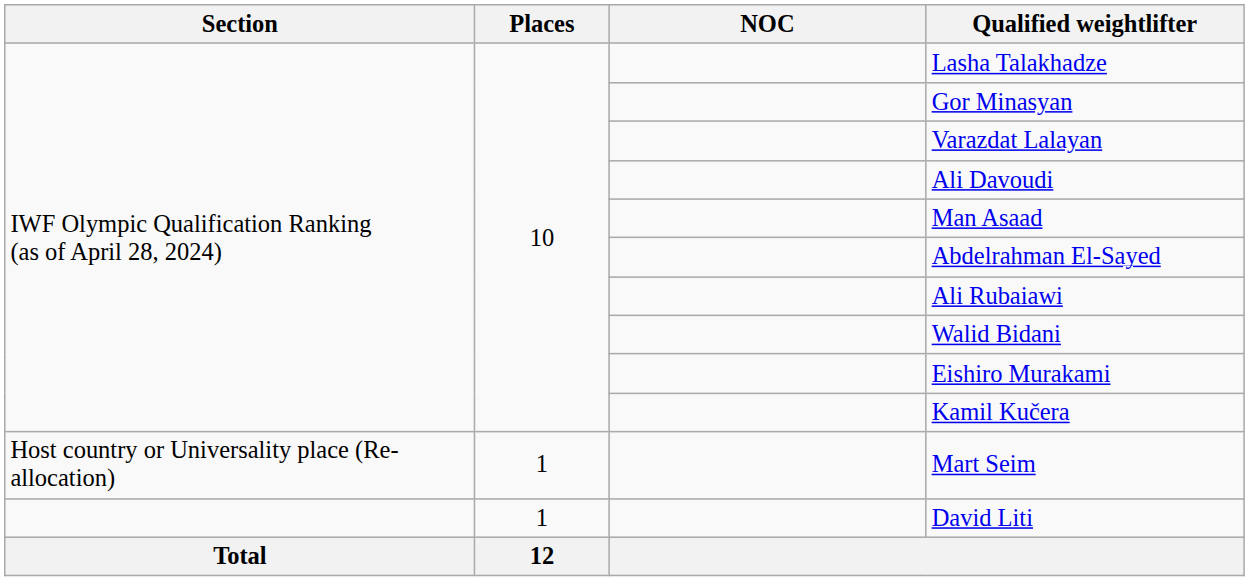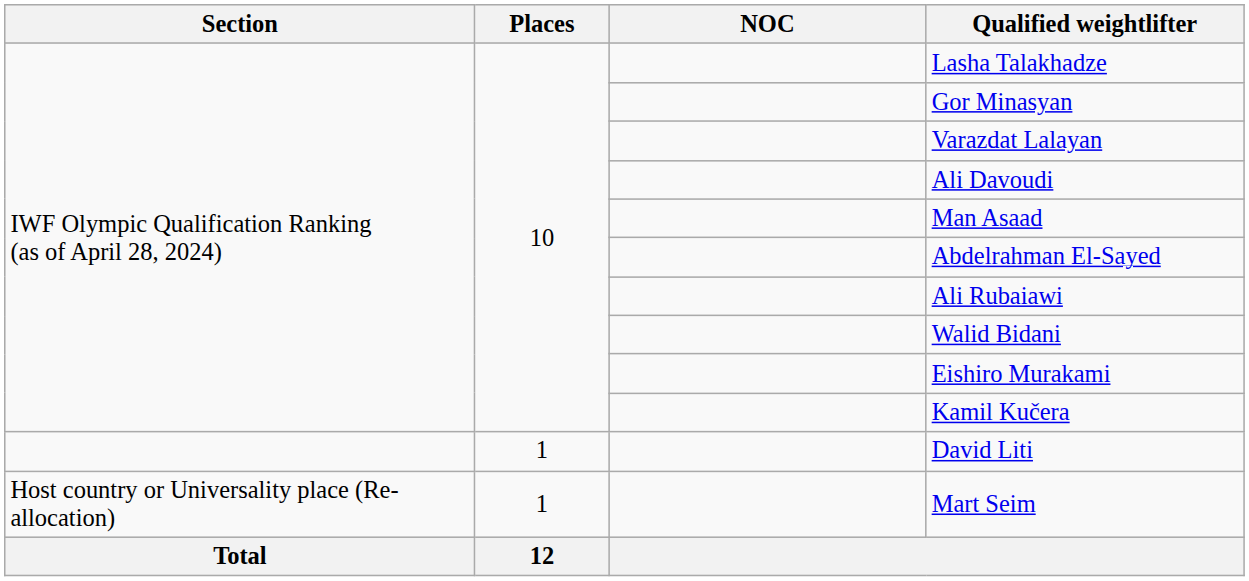rows swapped: (982, 517) <-> (984, 464)
